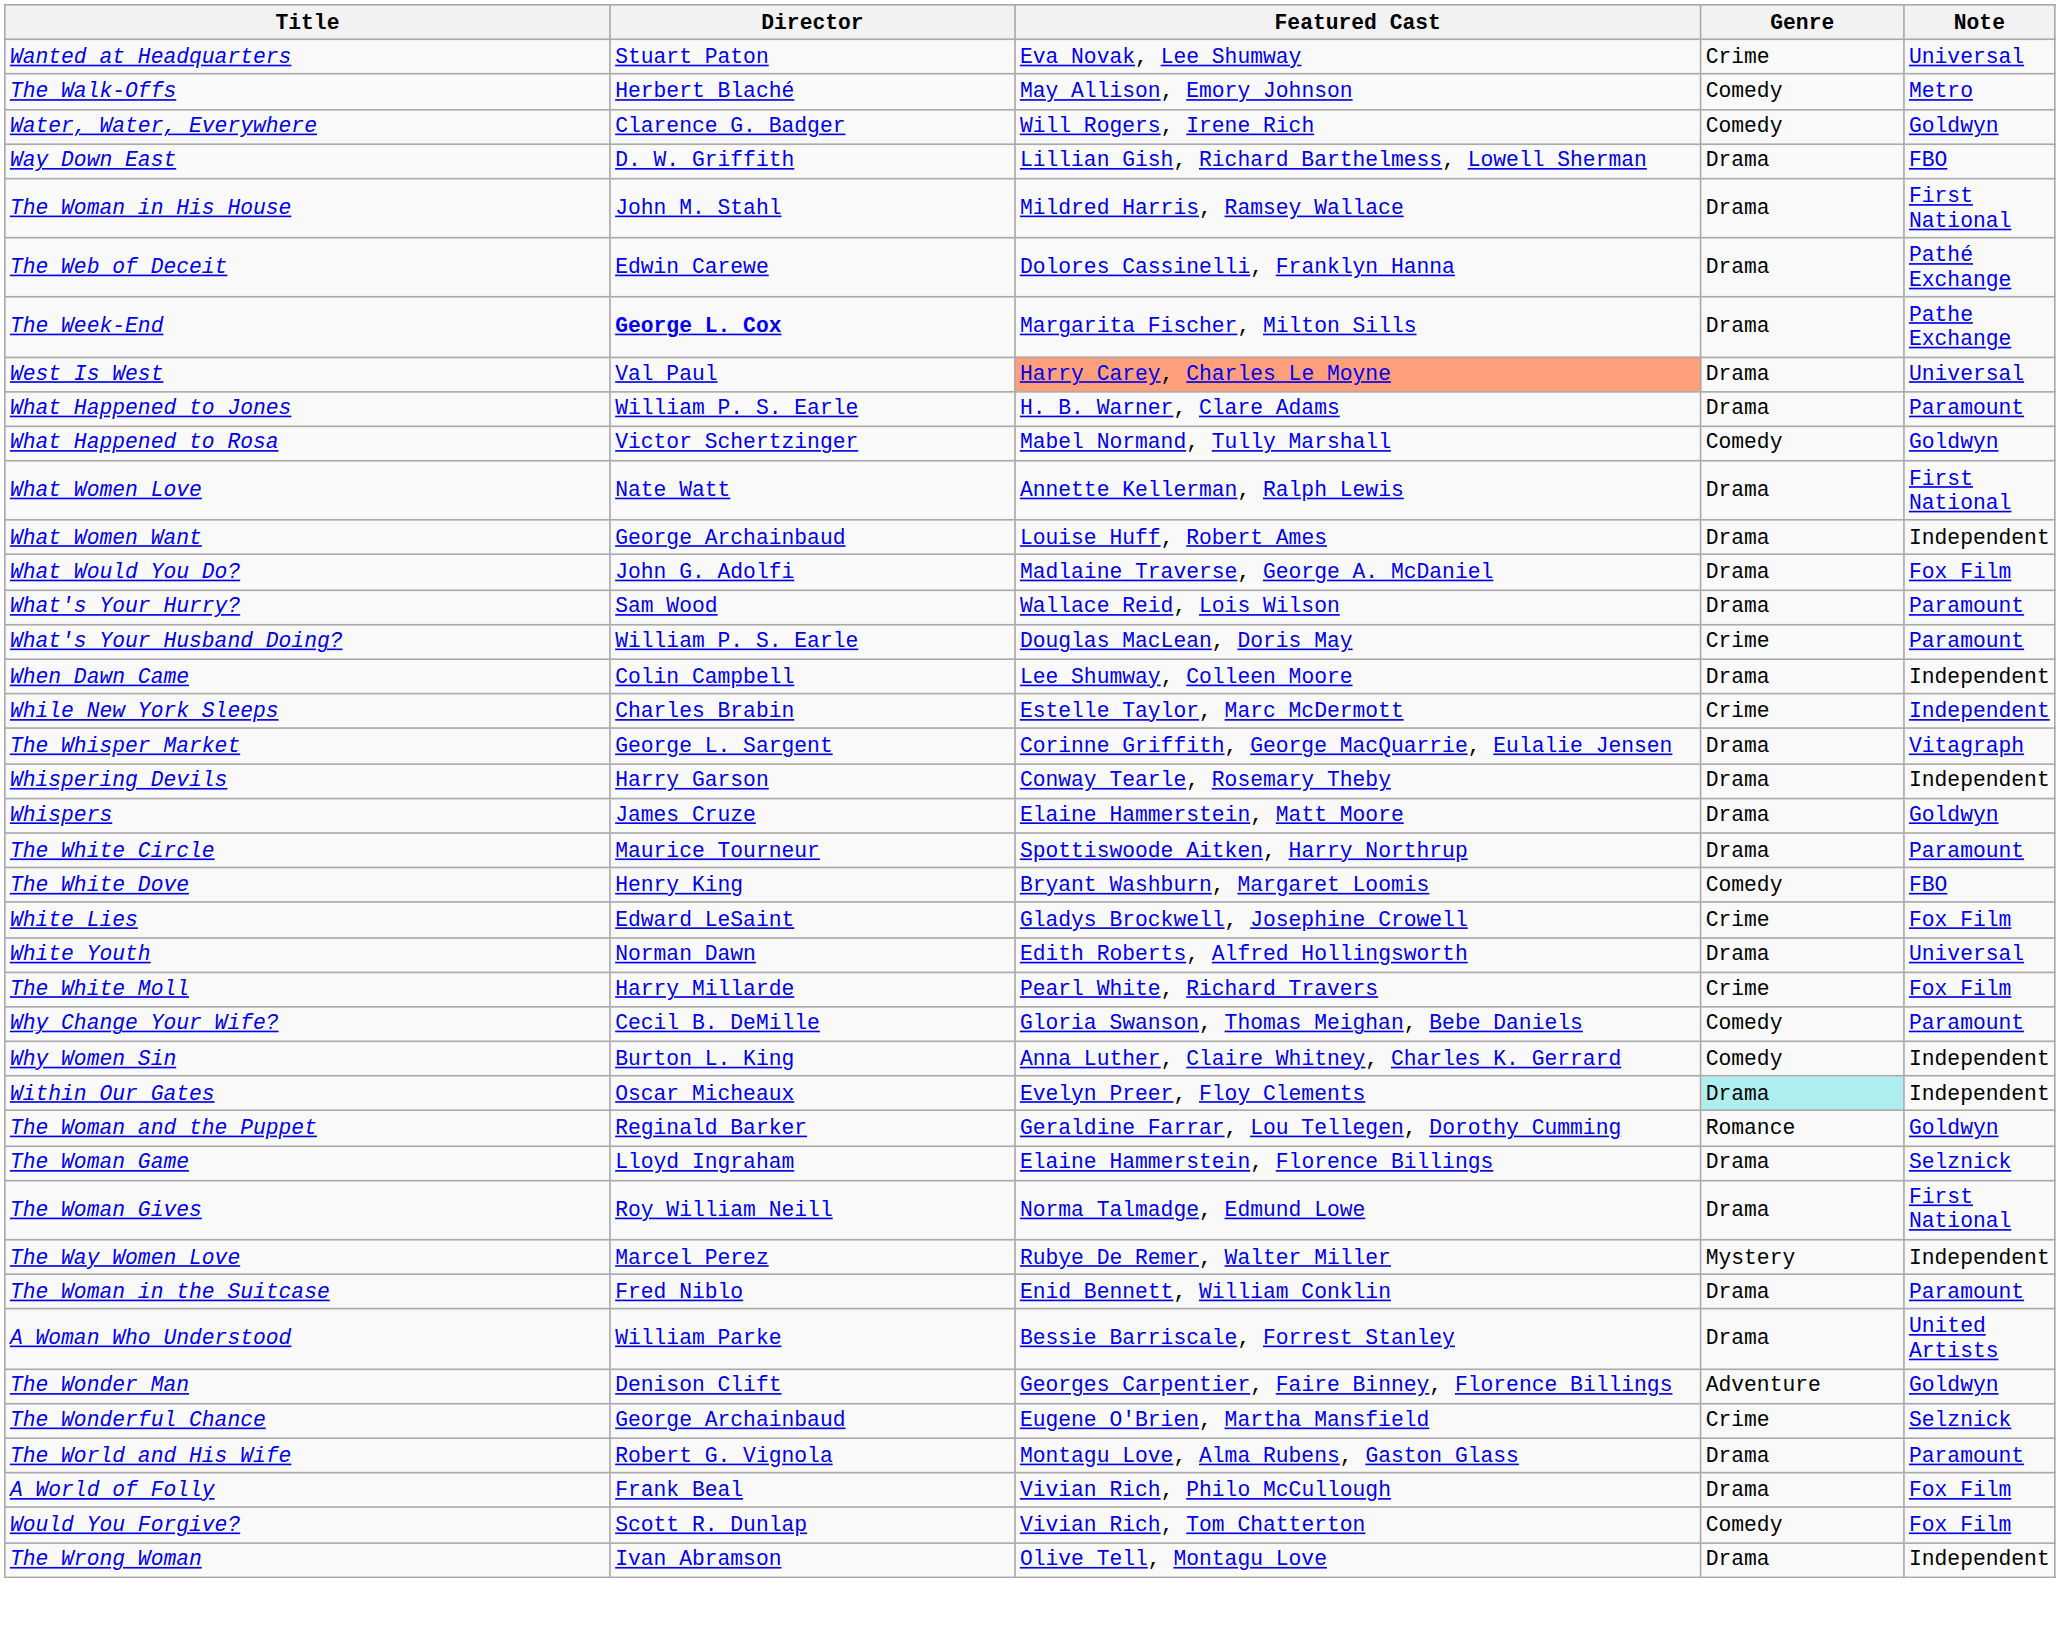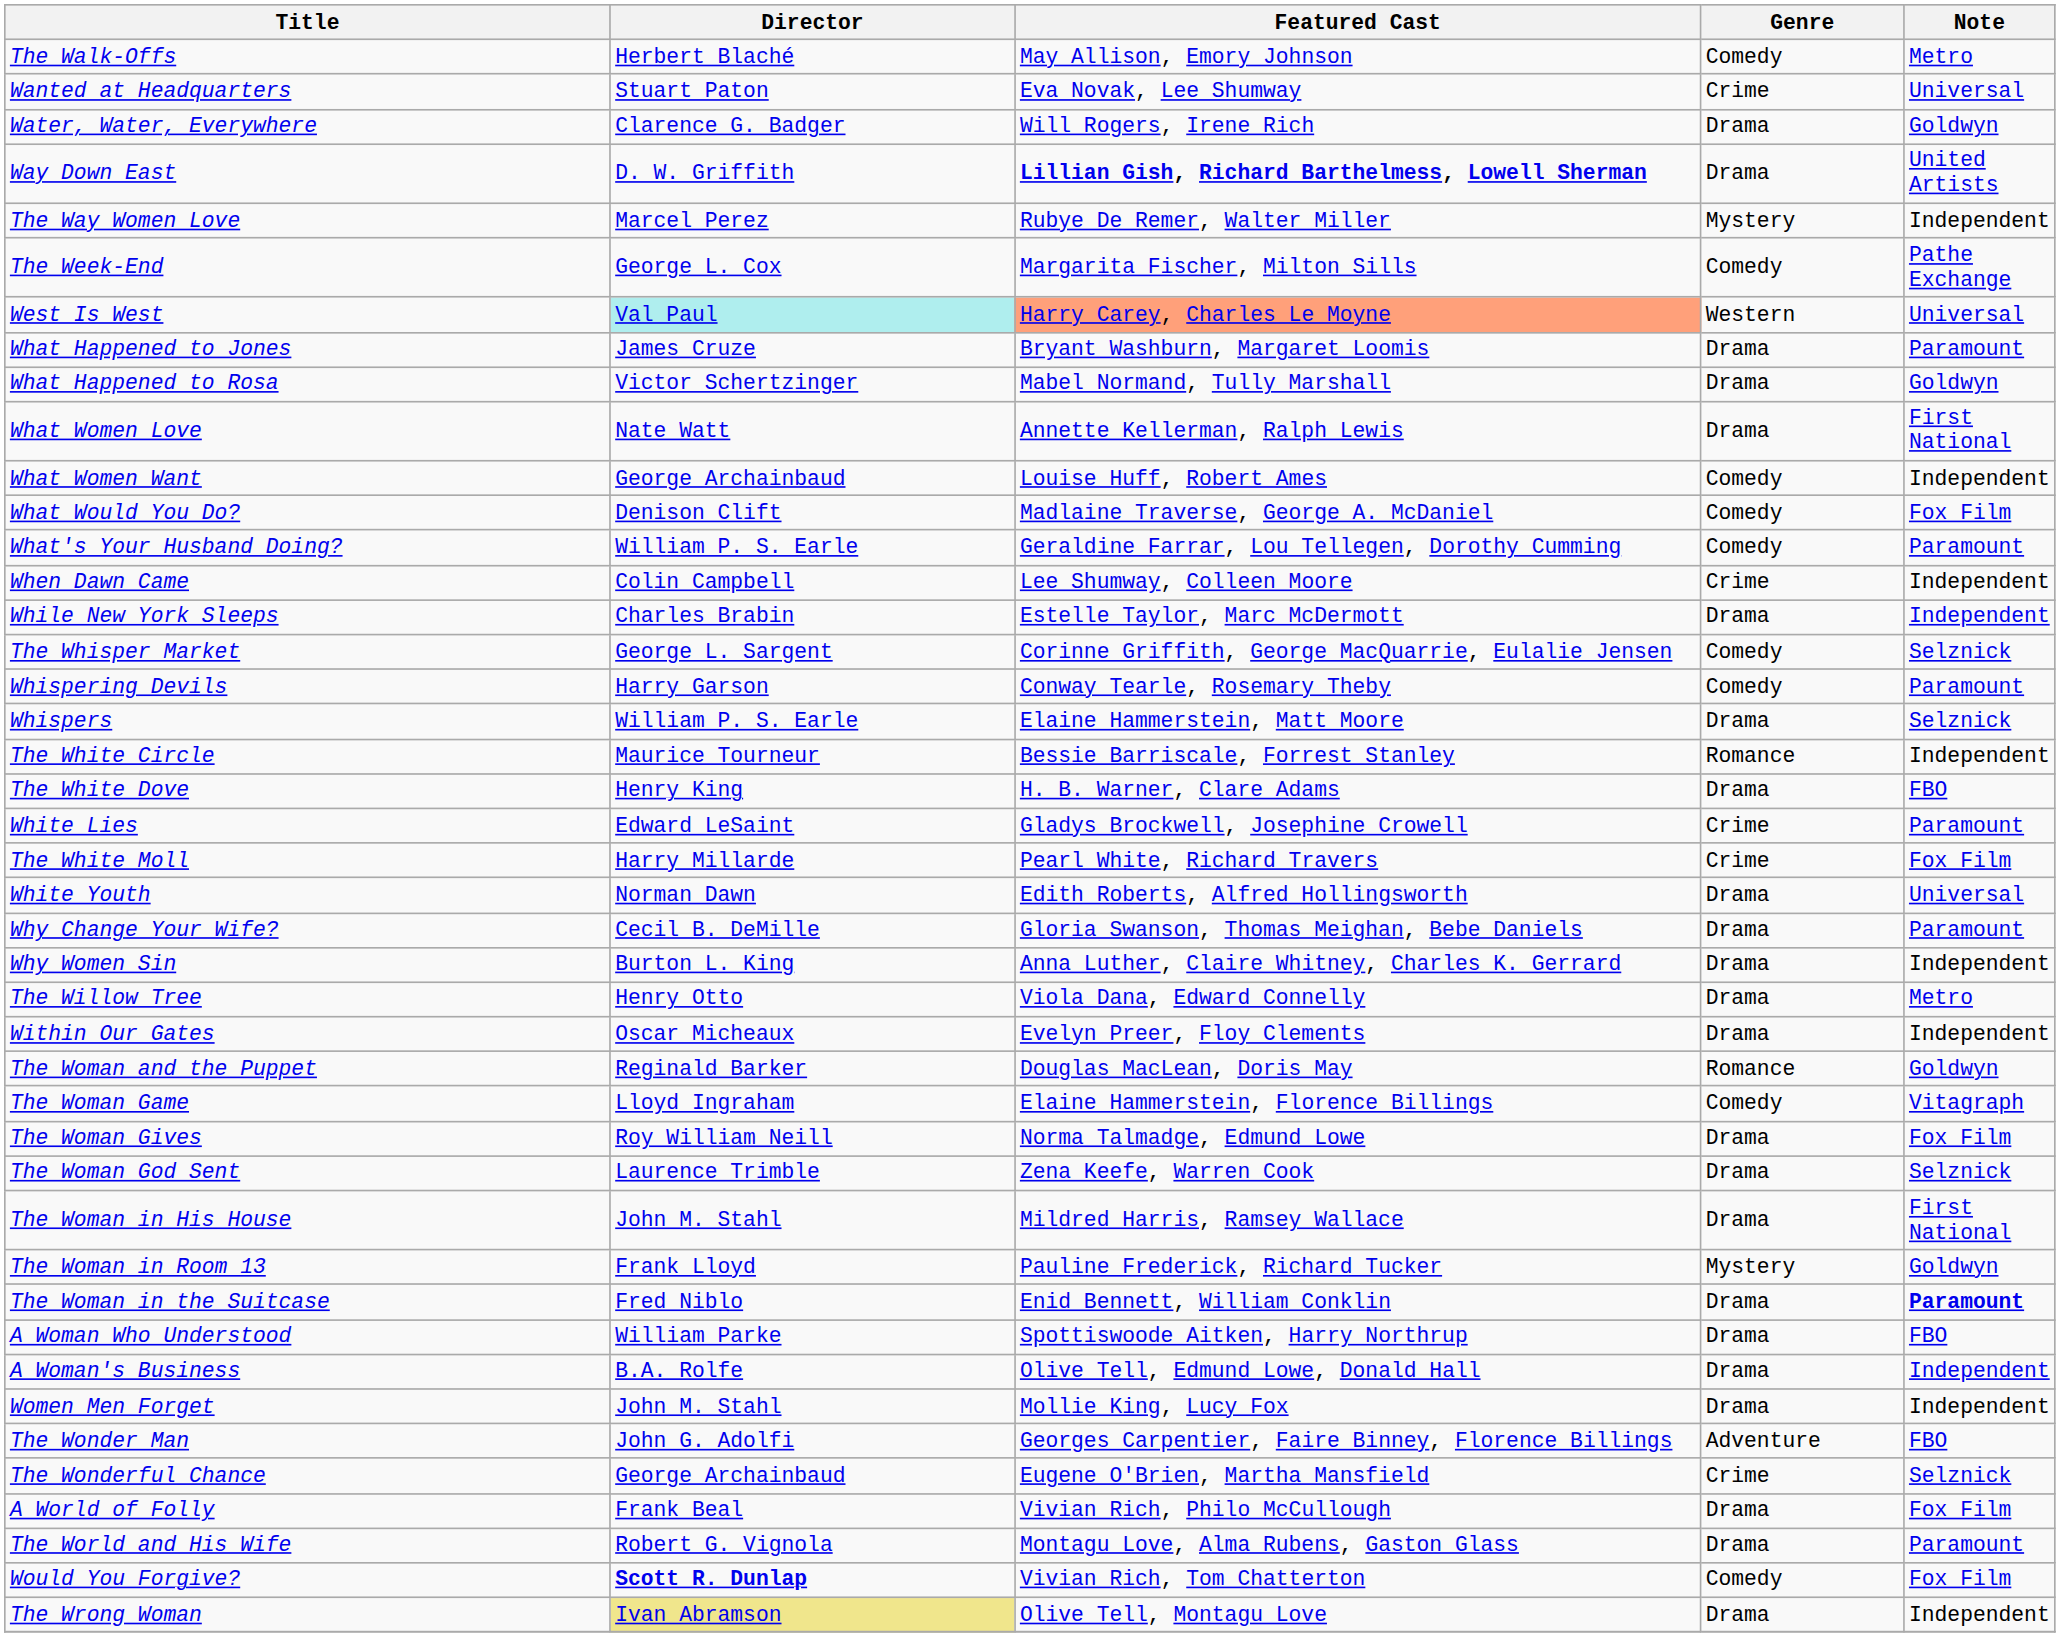rows swapped: (93, 92) <-> (151, 57)
(1744, 126) Comedy -> (1738, 126) Drama
(1333, 161) normal -> (1333, 173) bold
(1928, 161) FBO -> (1954, 173) United Artists
rows swapped: (125, 1257) <-> (151, 208)
- row: (119, 268)
(698, 327) bold -> (698, 268) normal
(1738, 327) Drama -> (1744, 268) Comedy
(666, 374) no background -> (666, 315) paleturquoise background
(1738, 374) Drama -> (1750, 315) Western
(737, 409) William P. S. Earle -> (686, 349) James Cruze
(1180, 409) H. B. Warner, Clare Adams -> (1225, 349) Bryant Washburn, Margaret Loomis
(1744, 443) Comedy -> (1738, 384) Drama
(1738, 538) Drama -> (1744, 478) Comedy
(705, 572) John G. Adolfi -> (698, 513) Denison Clift
(1738, 572) Drama -> (1744, 513) Comedy
- row: (125, 607)
(1186, 642) Douglas MacLean, Doris May -> (1321, 548) Geraldine Farrar, Lou Tellegen, Dorothy Cumming
(1738, 642) Crime -> (1744, 548) Comedy
(1738, 677) Drama -> (1738, 582) Crime
(1738, 711) Crime -> (1738, 617) Drama
(1738, 746) Drama -> (1744, 652) Comedy
(1967, 746) Vitagraph -> (1960, 652) Selznick
(1738, 781) Drama -> (1744, 687) Comedy
(1979, 781) Independent -> (1967, 687) Paramount
(686, 816) James Cruze -> (737, 721) William P. S. Earle
(1954, 816) Goldwyn -> (1960, 721) Selznick
(1244, 850) Spottiswoode Aitken, Harry Northrup -> (1237, 756) Bessie Barriscale, Forrest Stanley
(1738, 850) Drama -> (1750, 756) Romance
(1967, 850) Paramount -> (1979, 756) Independent
(1225, 885) Bryant Washburn, Margaret Loomis -> (1180, 791) H. B. Warner, Clare Adams
(1744, 885) Comedy -> (1738, 791) Drama
(1960, 920) Fox Film -> (1967, 826) Paramount
rows swapped: (99, 989) <-> (80, 955)
(1744, 1024) Comedy -> (1738, 930) Drama
(1744, 1059) Comedy -> (1738, 965) Drama
+ row: (106, 999)
(1738, 1094) paleturquoise background -> (1738, 1034) no background
(1321, 1128) Geraldine Farrar, Lou Tellegen, Dorothy Cumming -> (1186, 1069) Douglas MacLean, Doris May
(1738, 1163) Drama -> (1744, 1104) Comedy
(1960, 1163) Selznick -> (1967, 1104) Vitagraph
(1960, 1210) First National -> (1960, 1138) Fox Film
+ row: (125, 1173)
+ row: (138, 1267)
(1967, 1292) normal -> (1967, 1302) bold
(1237, 1339) Bessie Barriscale, Forrest Stanley -> (1244, 1337) Spottiswoode Aitken, Harry Northrup
(1954, 1339) United Artists -> (1928, 1337) FBO
+ row: (125, 1372)
+ row: (112, 1406)
(698, 1386) Denison Clift -> (705, 1441) John G. Adolfi
(1954, 1386) Goldwyn -> (1928, 1441) FBO
rows swapped: (151, 1455) <-> (112, 1490)
(711, 1525) normal -> (711, 1580) bold
(698, 1560) no background -> (698, 1615) khaki background
